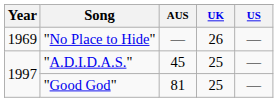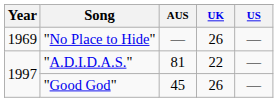(178, 62) 45 -> (178, 62) 81
(216, 62) 25 -> (216, 62) 22
(178, 85) 81 -> (178, 85) 45
(216, 85) 25 -> (216, 85) 26
